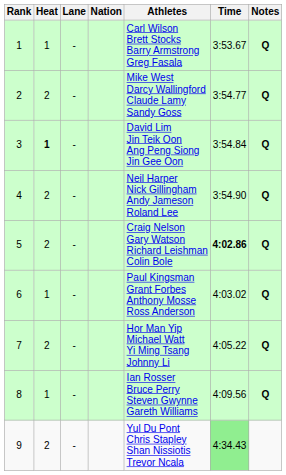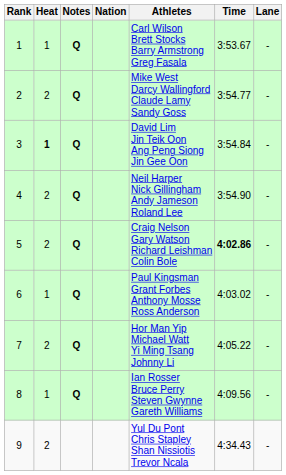columns swapped: (74, 12) <-> (265, 12)
(230, 445) lightgreen background -> (234, 445) no background
